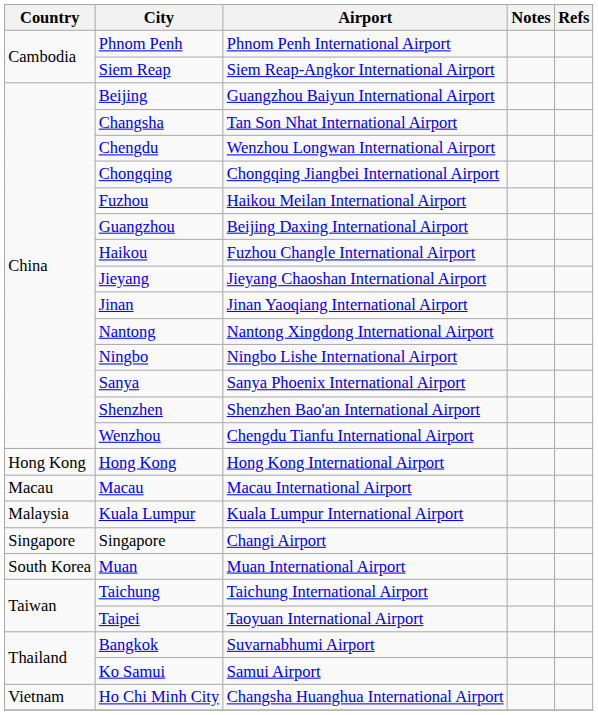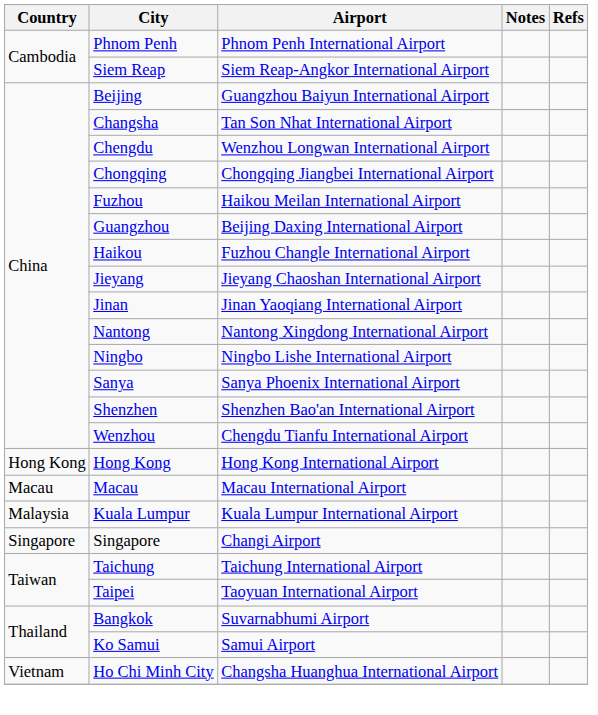- row: (118, 566)
